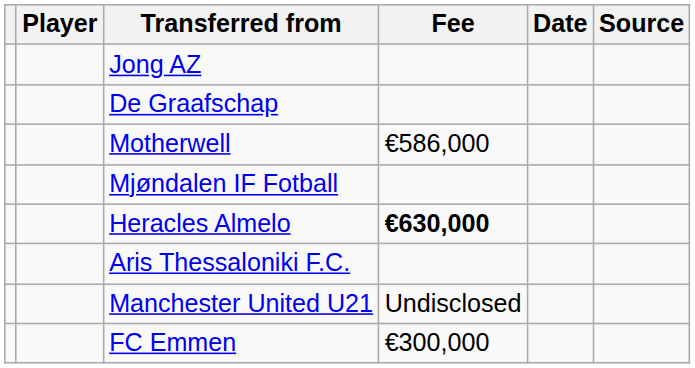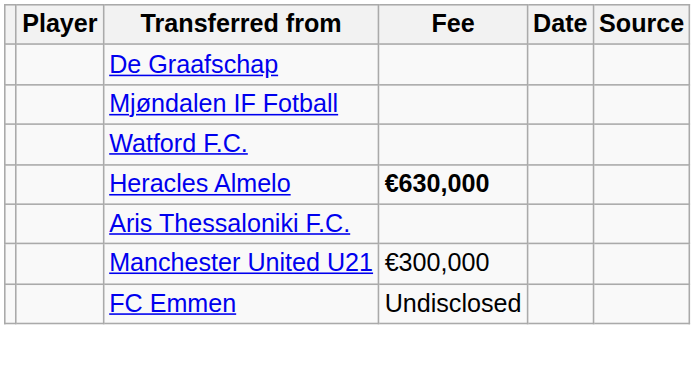- row: (155, 64)
- row: (170, 143)
+ row: (178, 143)
(453, 303) Undisclosed -> (437, 263) €300,000
(437, 343) €300,000 -> (453, 303) Undisclosed
